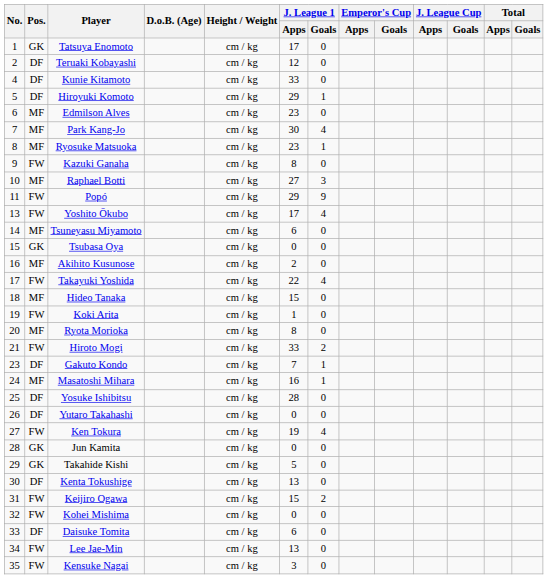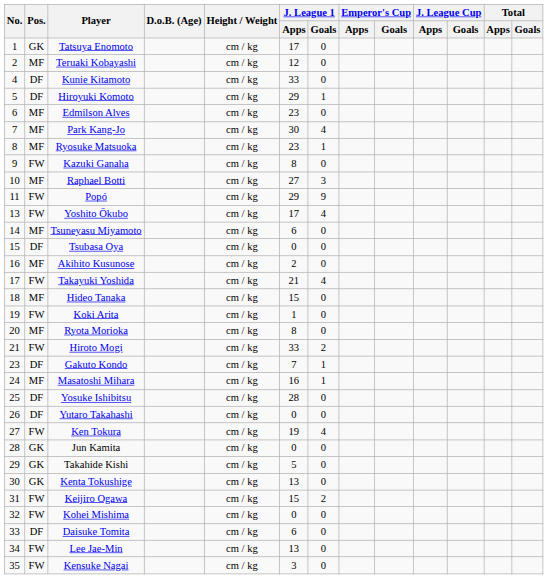(36, 63) DF -> (36, 63) MF
(36, 247) GK -> (36, 247) DF
(294, 280) 22 -> (294, 280) 21
(36, 481) DF -> (36, 481) GK
